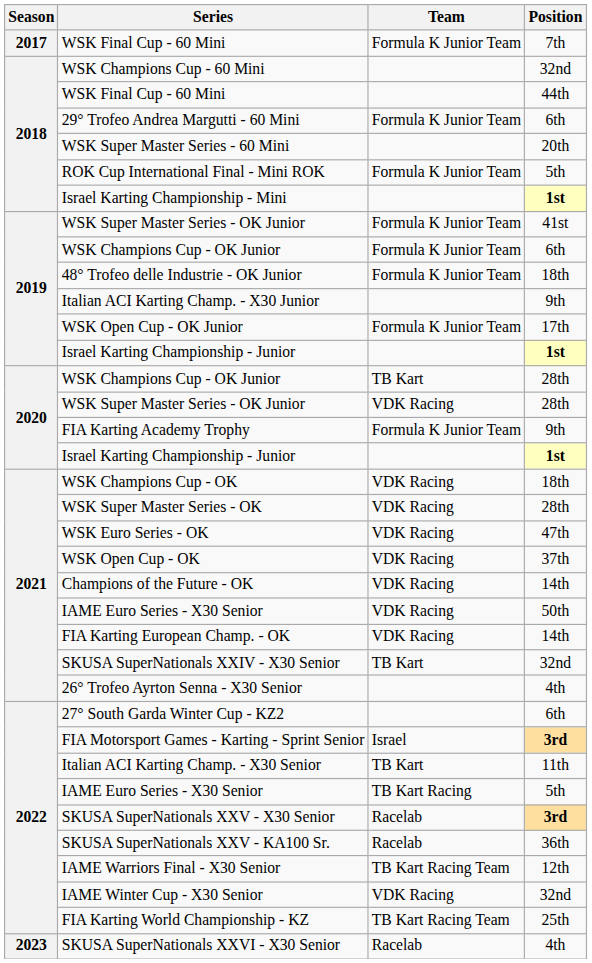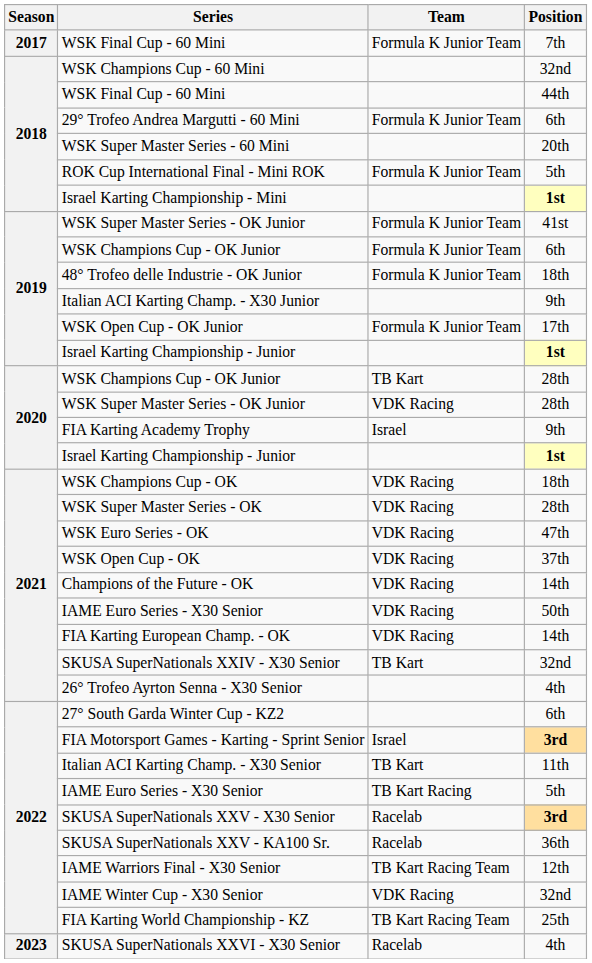(446, 429) Formula K Junior Team -> (389, 429) Israel
